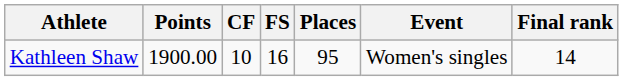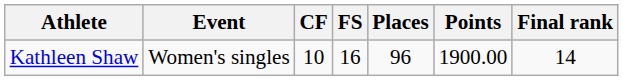columns swapped: (437, 22) <-> (183, 22)
(328, 57) 95 -> (401, 57) 96
